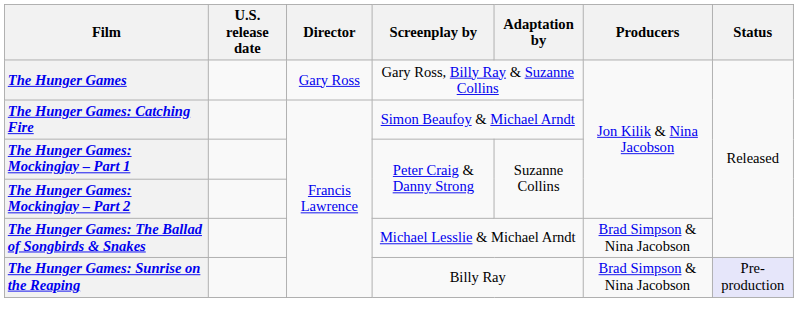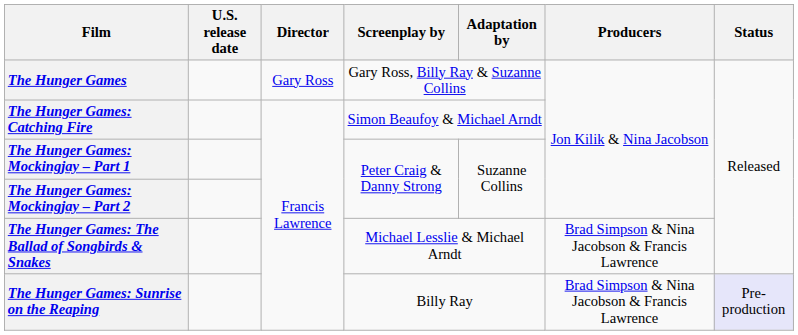(647, 237) Brad Simpson & Nina Jacobson -> (630, 246) Brad Simpson & Nina Jacobson & Francis Lawrence
(647, 277) Brad Simpson & Nina Jacobson -> (630, 302) Brad Simpson & Nina Jacobson & Francis Lawrence
